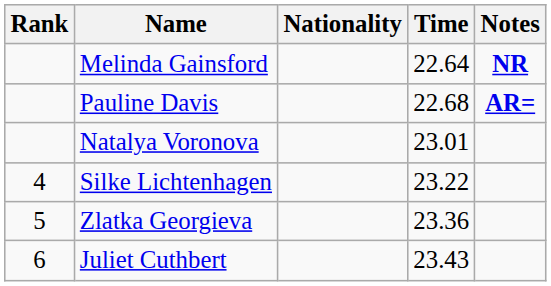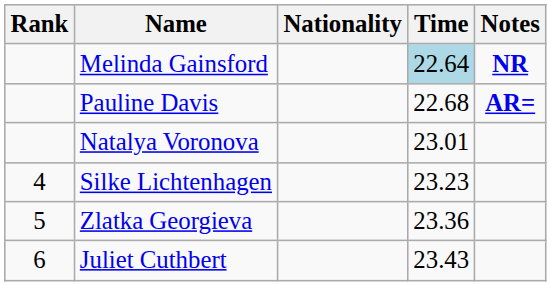(441, 63) no background -> (441, 63) lightblue background
(441, 181) 23.22 -> (441, 181) 23.23
